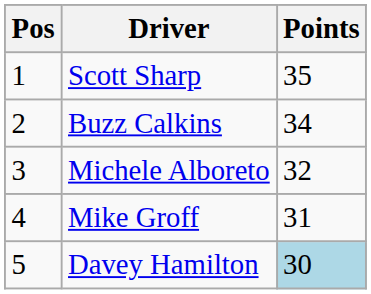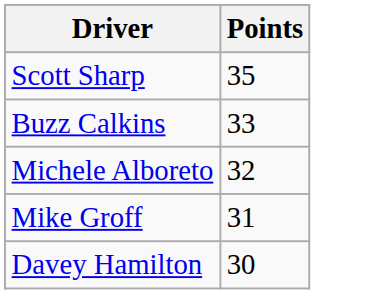- column: (33, 28)
(297, 123) 34 -> (241, 123) 33
(297, 265) lightblue background -> (241, 265) no background
